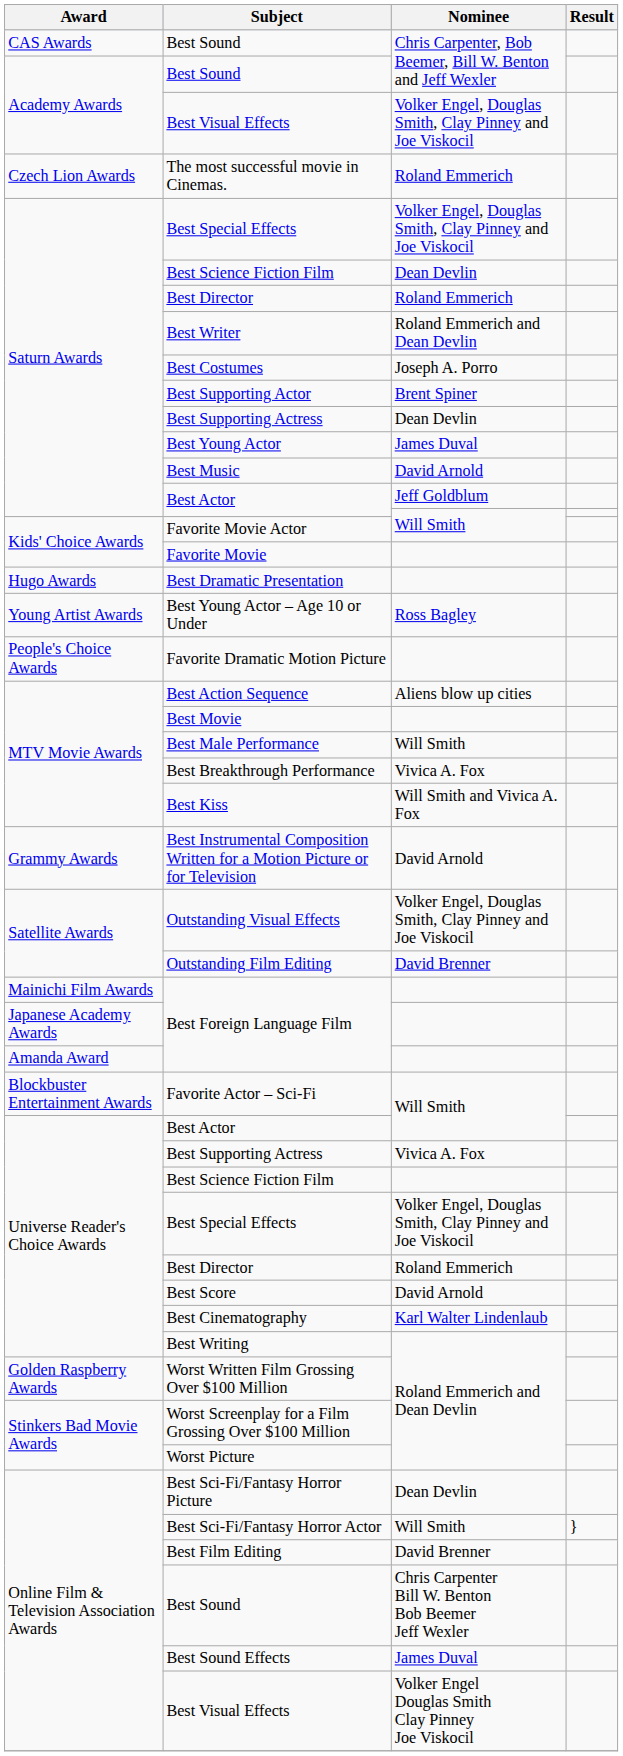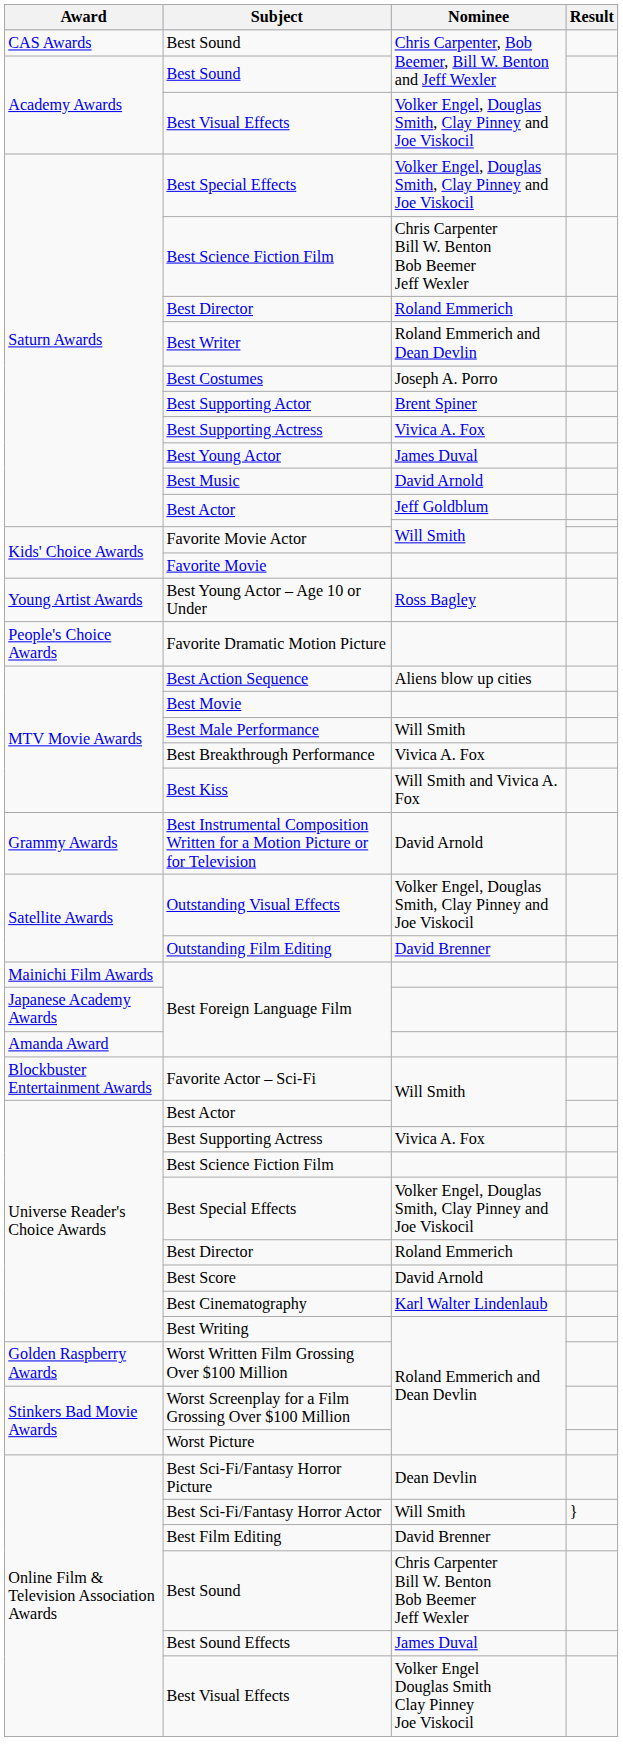- row: (72, 176)
(436, 272) Dean Devlin -> (446, 256) Chris Carpenter Bill W. Benton Bob Beemer Jeff Wexler
(436, 419) Dean Devlin -> (440, 429) Vivica A. Fox
- row: (52, 580)
